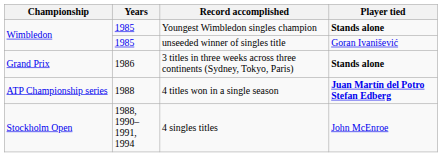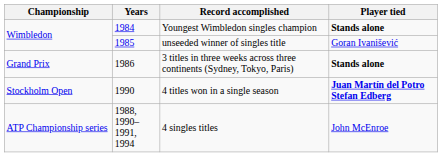(125, 27) 1985 -> (125, 27) 1984
(57, 90) ATP Championship series -> (39, 90) Stockholm Open
(125, 90) 1988 -> (125, 90) 1990
(39, 128) Stockholm Open -> (57, 128) ATP Championship series
